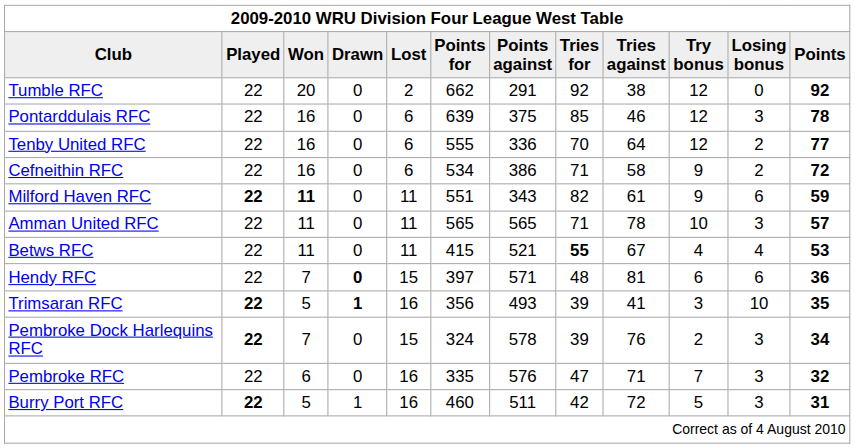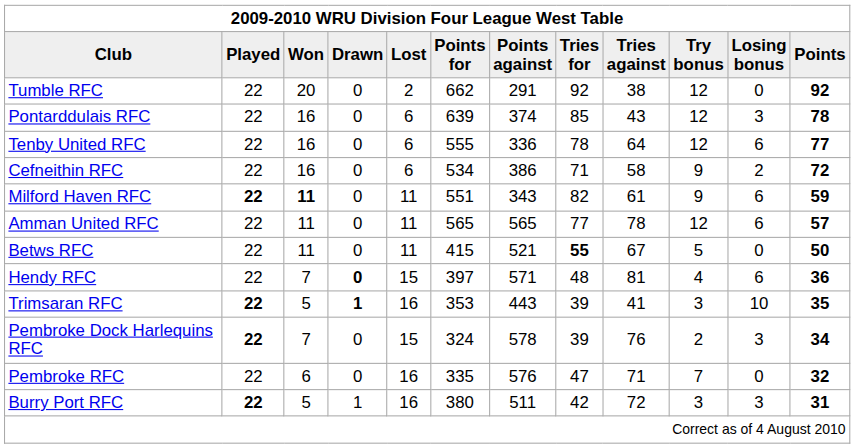(523, 117) 375 -> (523, 117) 374
(636, 117) 46 -> (636, 117) 43
(579, 144) 70 -> (579, 144) 78
(759, 144) 2 -> (759, 144) 6
(579, 224) 71 -> (579, 224) 77
(699, 224) 10 -> (699, 224) 12
(759, 224) 3 -> (759, 224) 6
(699, 250) 4 -> (699, 250) 5
(759, 250) 4 -> (759, 250) 0
(820, 250) 53 -> (820, 250) 50
(699, 277) 6 -> (699, 277) 4
(460, 303) 356 -> (460, 303) 353
(523, 303) 493 -> (523, 303) 443
(759, 376) 3 -> (759, 376) 0
(460, 402) 460 -> (460, 402) 380
(699, 402) 5 -> (699, 402) 3
